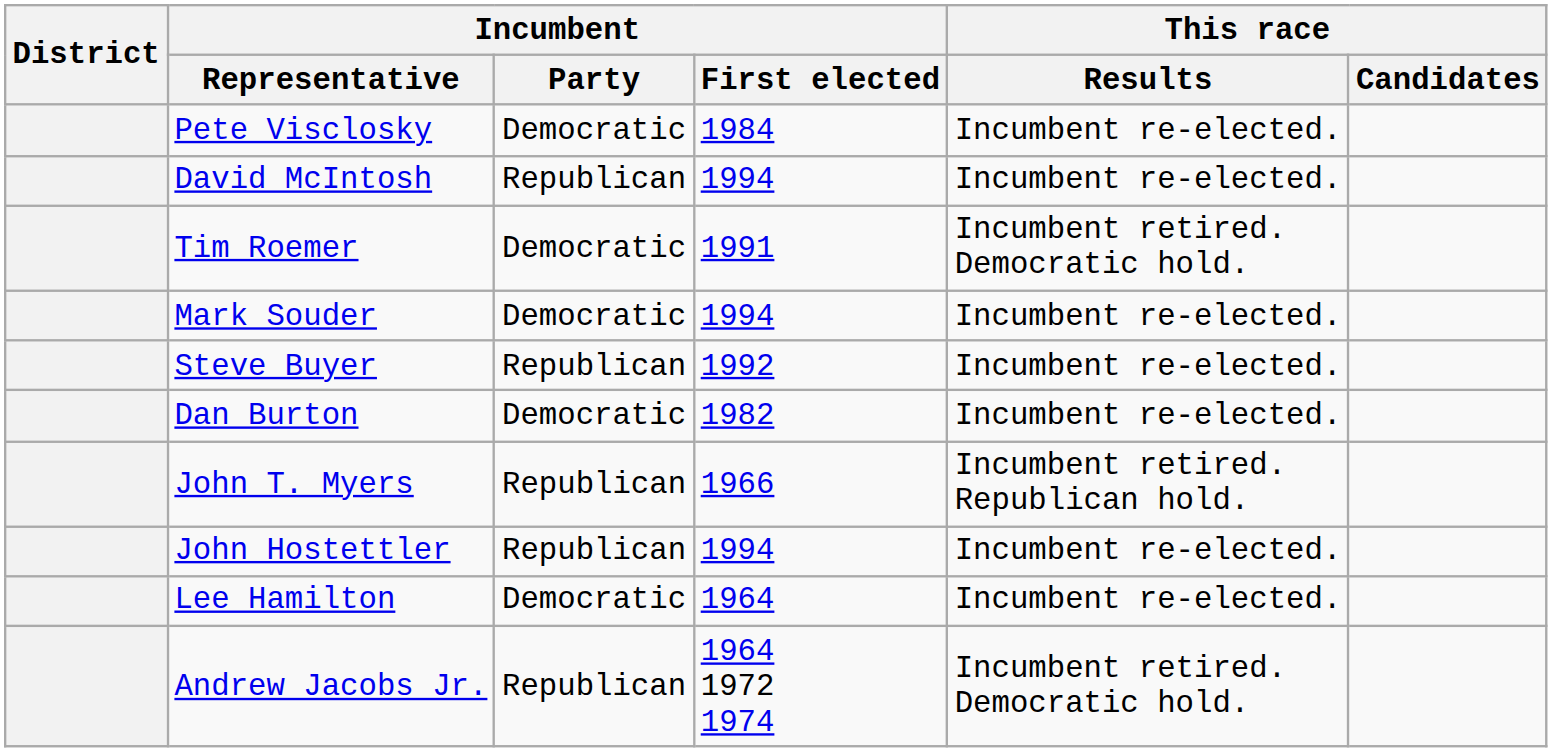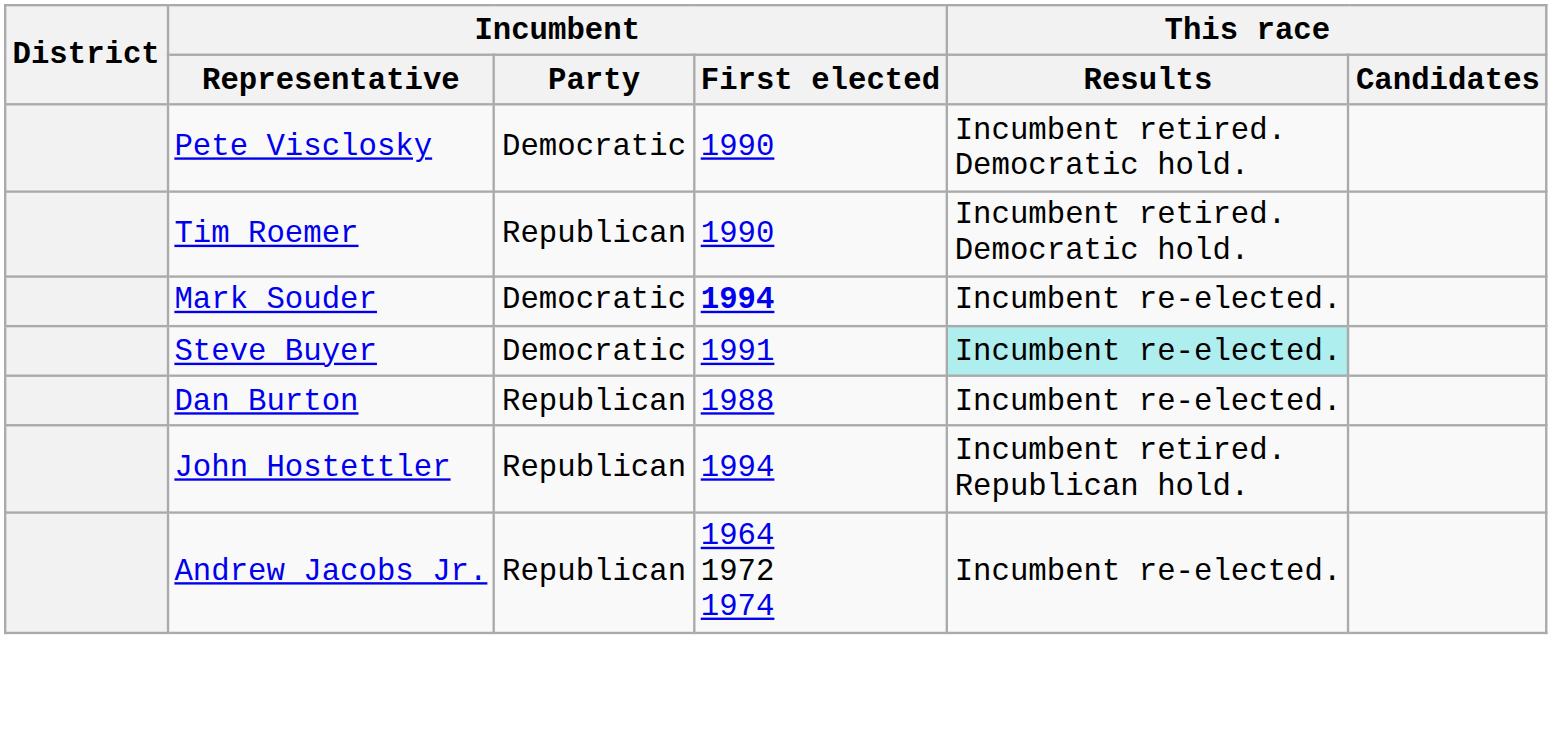(738, 130) 1984 -> (738, 148) 1990
(1148, 130) Incumbent re-elected. -> (1120, 148) Incumbent retired. Democratic hold.
- row: (303, 180)
(594, 248) Democratic -> (594, 233) Republican
(738, 248) 1991 -> (738, 233) 1990
(738, 316) normal -> (738, 301) bold
(594, 366) Republican -> (594, 351) Democratic
(738, 366) 1992 -> (738, 351) 1991
(1148, 366) no background -> (1148, 351) paleturquoise background
(594, 416) Democratic -> (594, 401) Republican
(738, 416) 1982 -> (738, 401) 1988
- row: (294, 483)
(1148, 551) Incumbent re-elected. -> (1120, 469) Incumbent retired. Republican hold.
- row: (285, 601)
(1120, 686) Incumbent retired. Democratic hold. -> (1148, 572) Incumbent re-elected.
